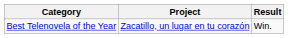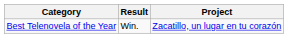columns swapped: (185, 12) <-> (268, 12)
